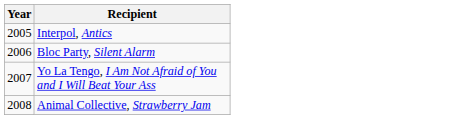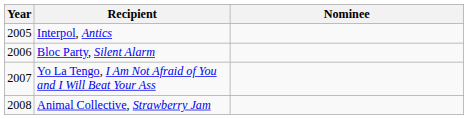+ column: (347, 14)
